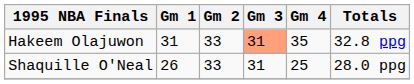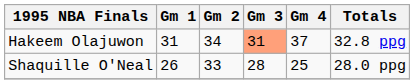(213, 41) 33 -> (213, 41) 34
(299, 41) 35 -> (299, 41) 37
(256, 66) 31 -> (256, 66) 28
